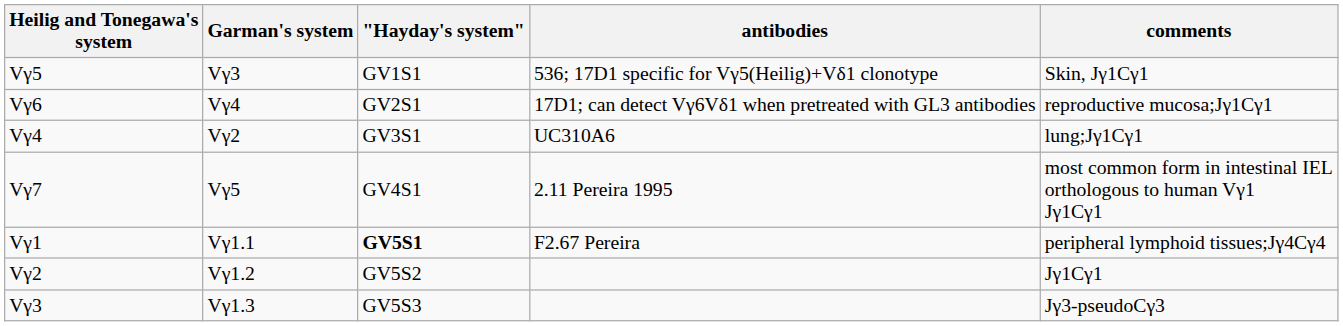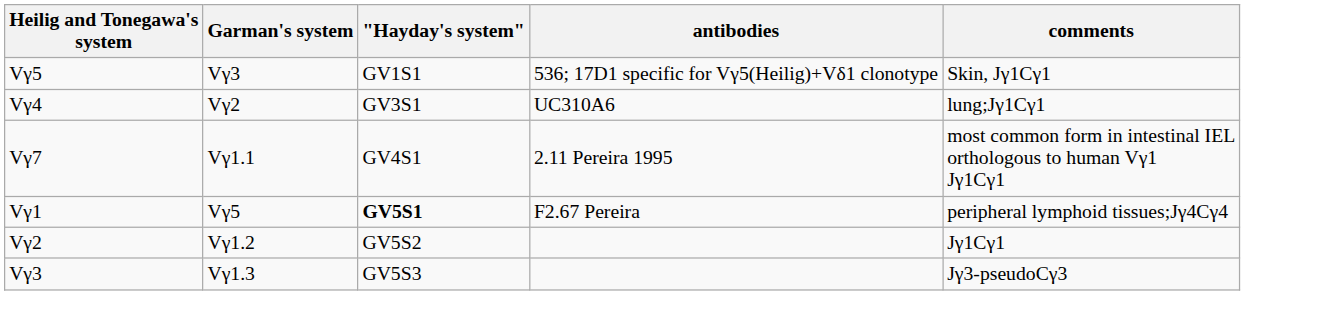- row: (26, 104)
(224, 189) Vγ5 -> (231, 158) Vγ1.1
(231, 242) Vγ1.1 -> (224, 211) Vγ5
